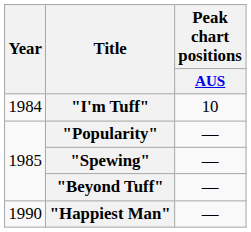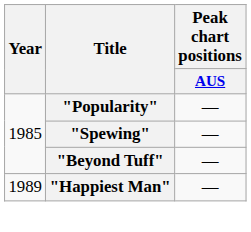- row: (110, 107)
(25, 213) 1990 -> (25, 187) 1989
